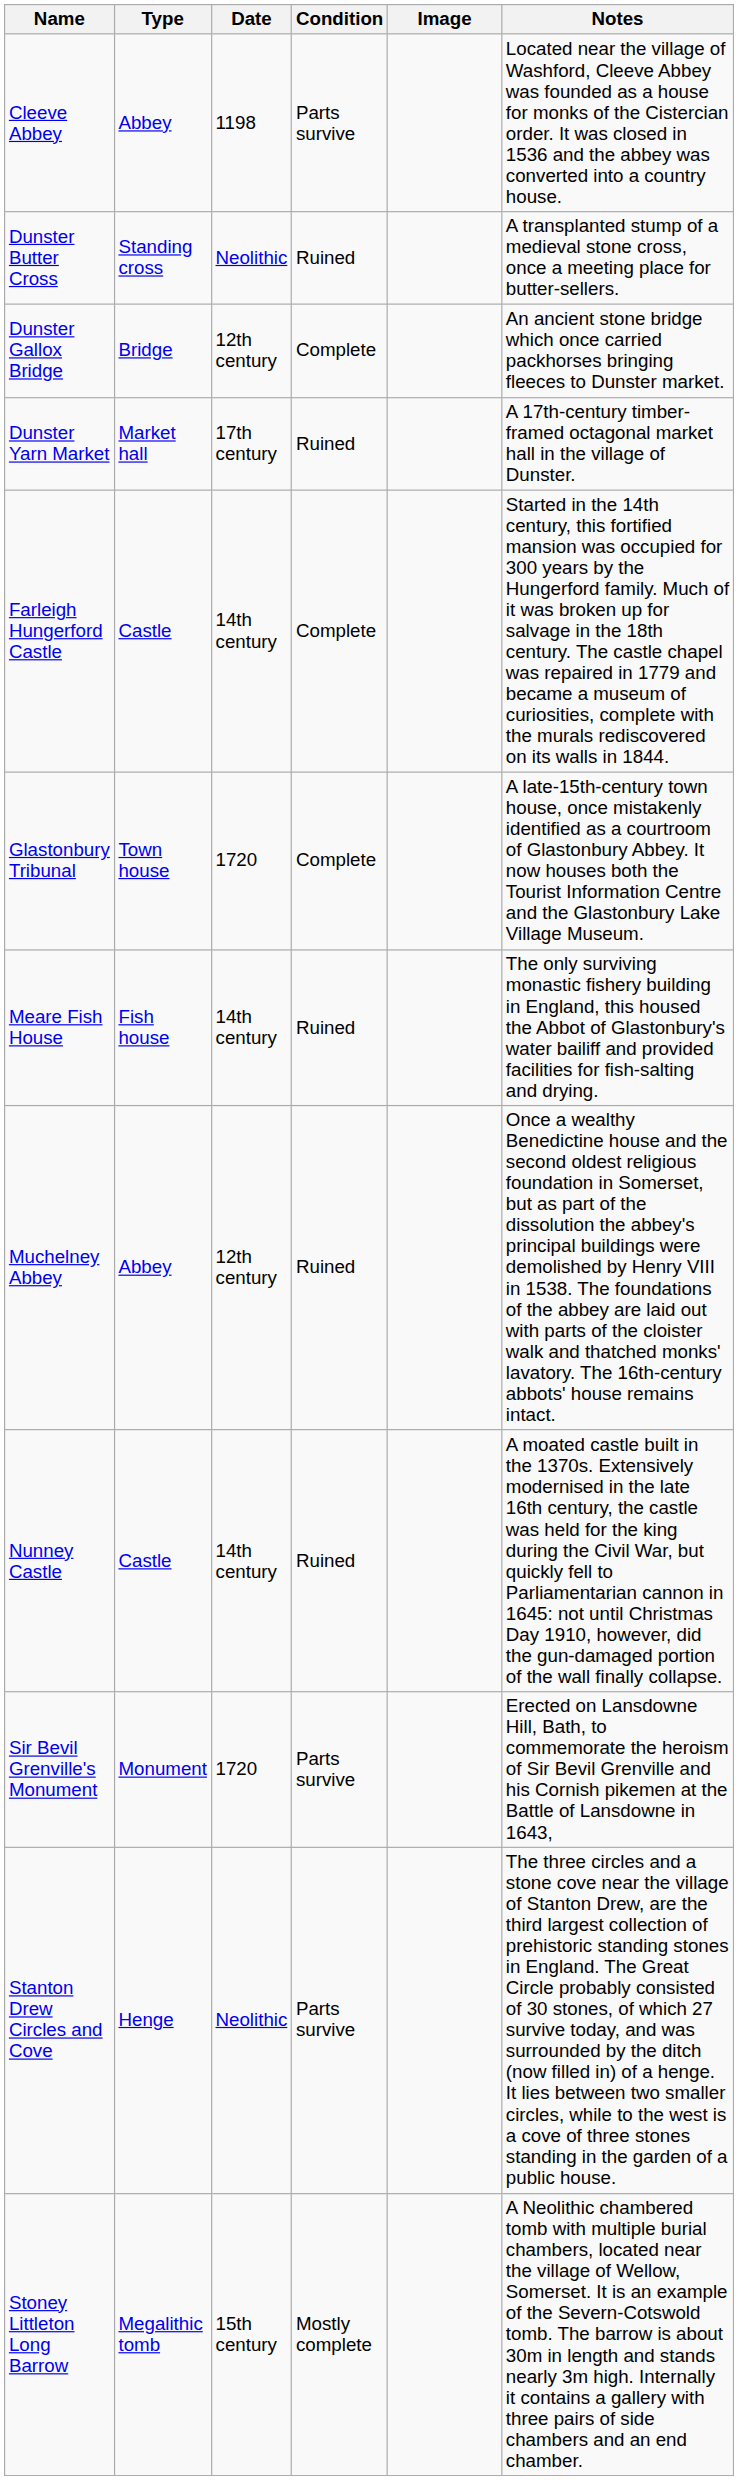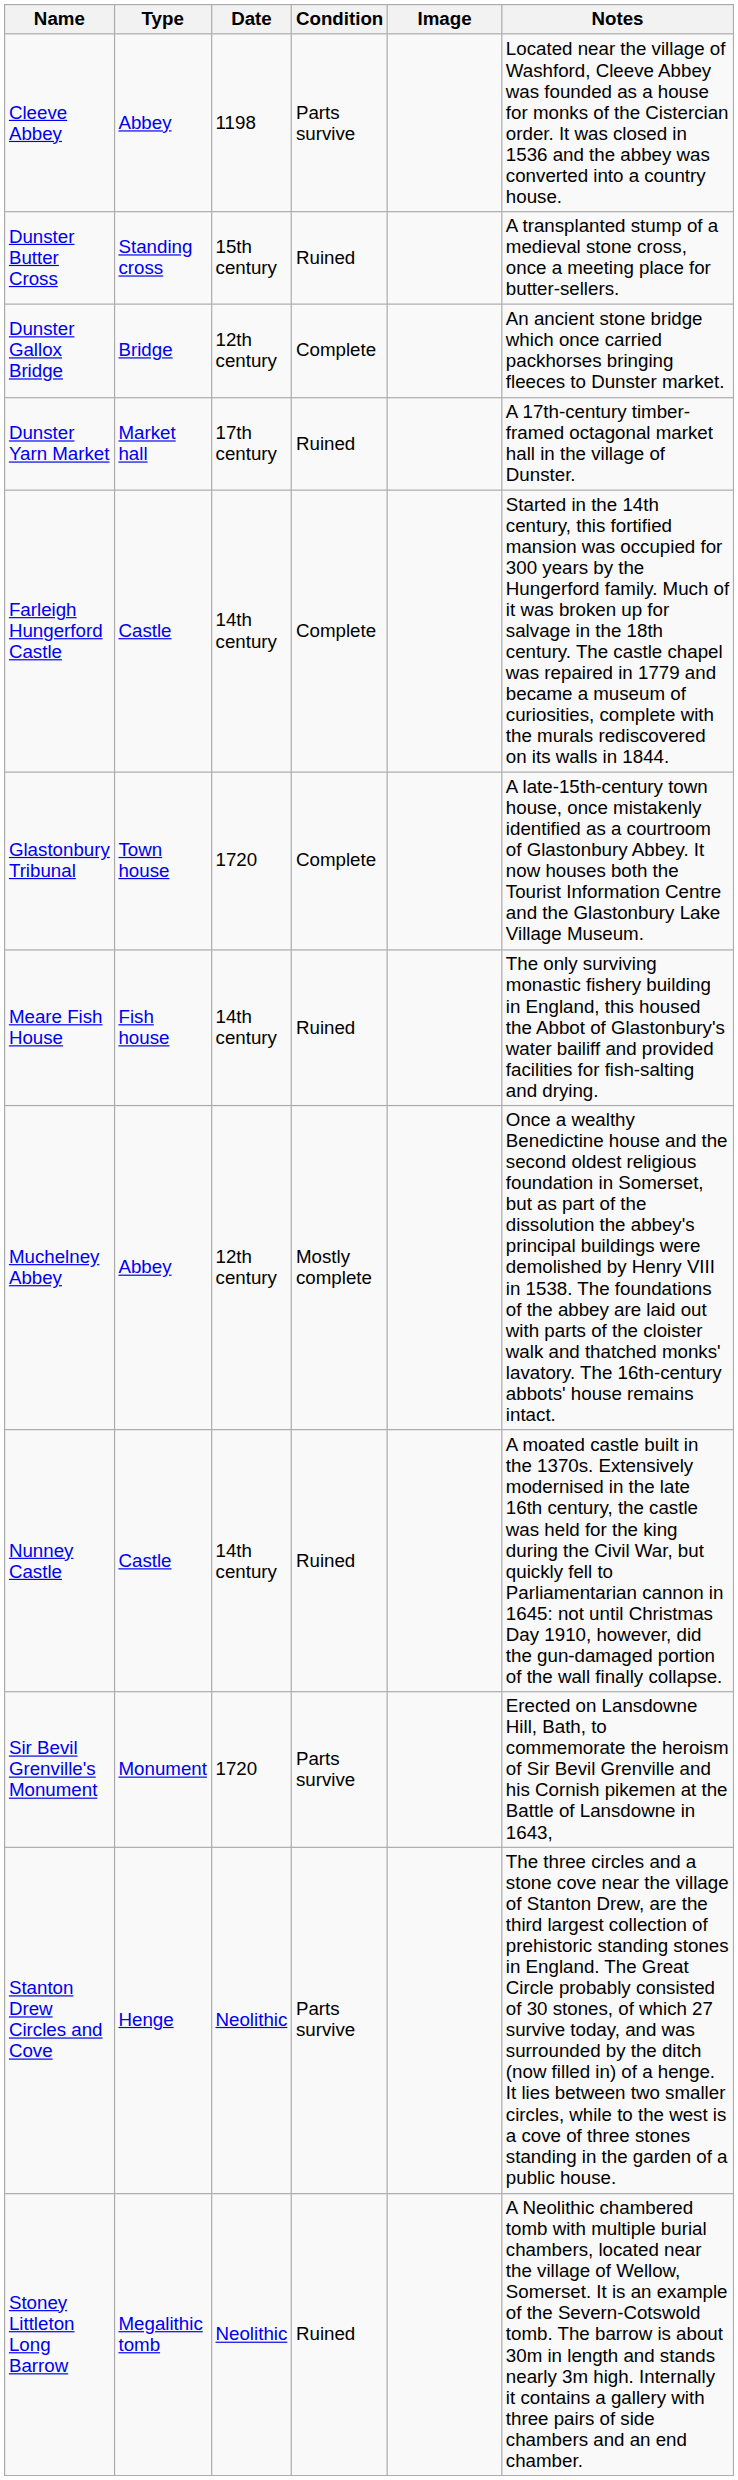(251, 257) Neolithic -> (246, 257) 15th century
(326, 1267) Ruined -> (334, 1267) Mostly complete
(246, 2334) 15th century -> (251, 2334) Neolithic
(334, 2334) Mostly complete -> (326, 2334) Ruined
